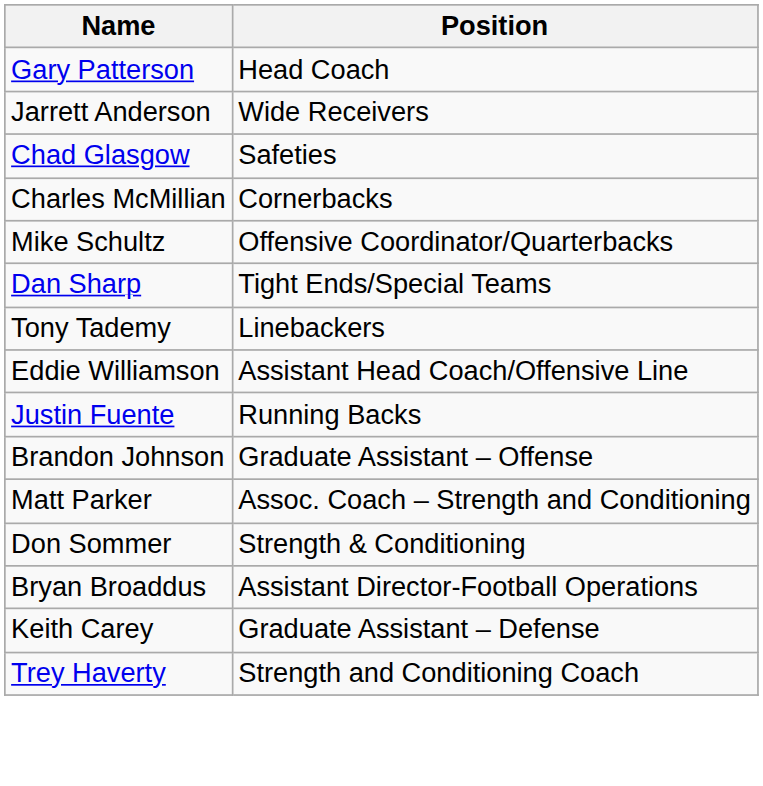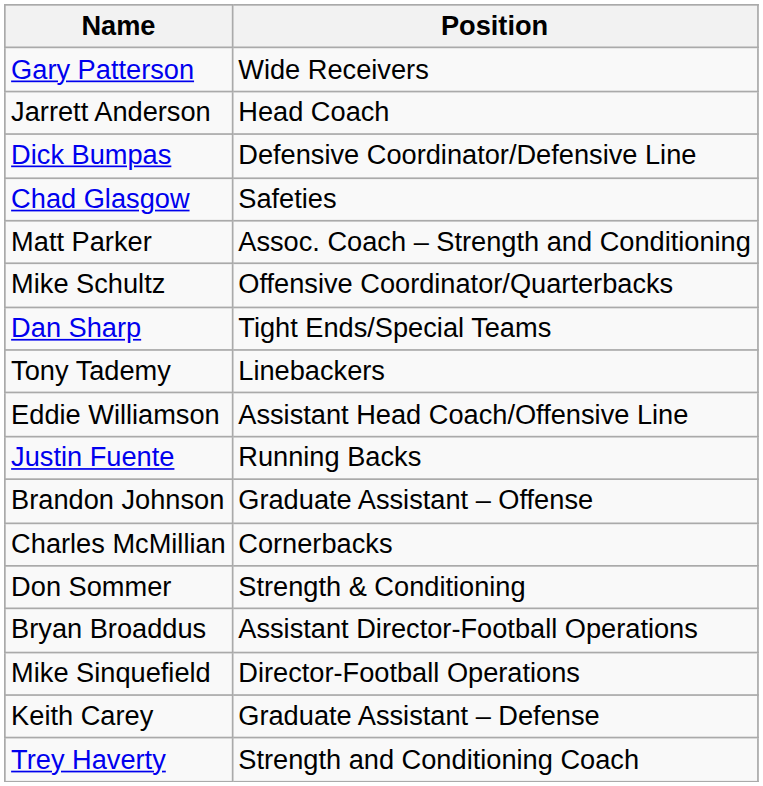(314, 69) Head Coach -> (334, 69) Wide Receivers
(334, 112) Wide Receivers -> (314, 112) Head Coach
+ row: (91, 155)
rows swapped: (118, 198) <-> (81, 500)
+ row: (111, 673)
